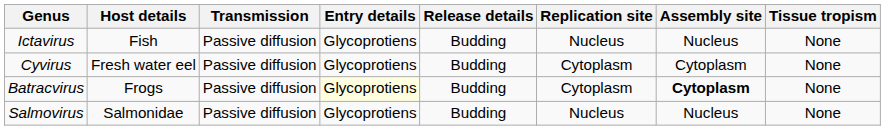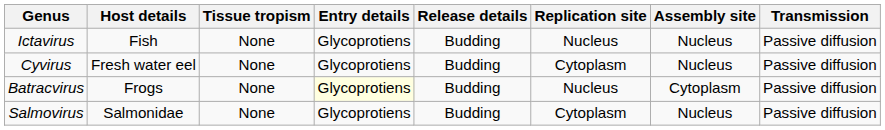columns swapped: (823, 16) <-> (260, 16)
(711, 64) Cytoplasm -> (705, 64) Nucleus
(597, 88) Cytoplasm -> (591, 88) Nucleus
(711, 88) bold -> (705, 88) normal
(597, 112) Nucleus -> (591, 112) Cytoplasm
